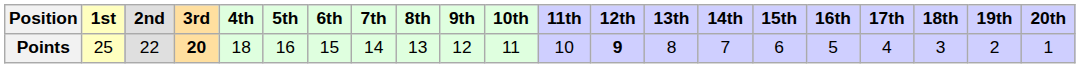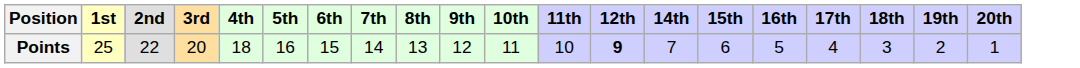- column: (671, 19)
(197, 48) bold -> (197, 48) normal
